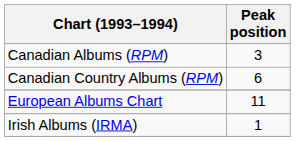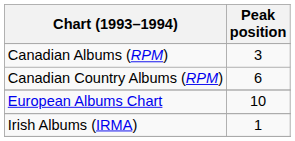(258, 101) 11 -> (258, 101) 10
